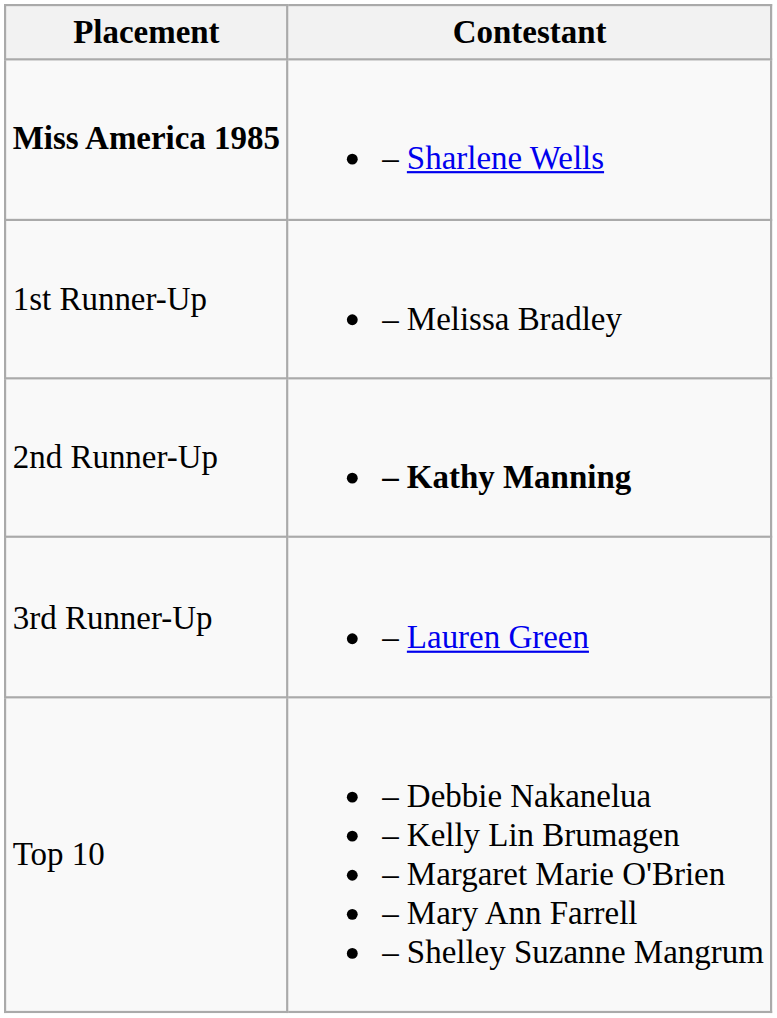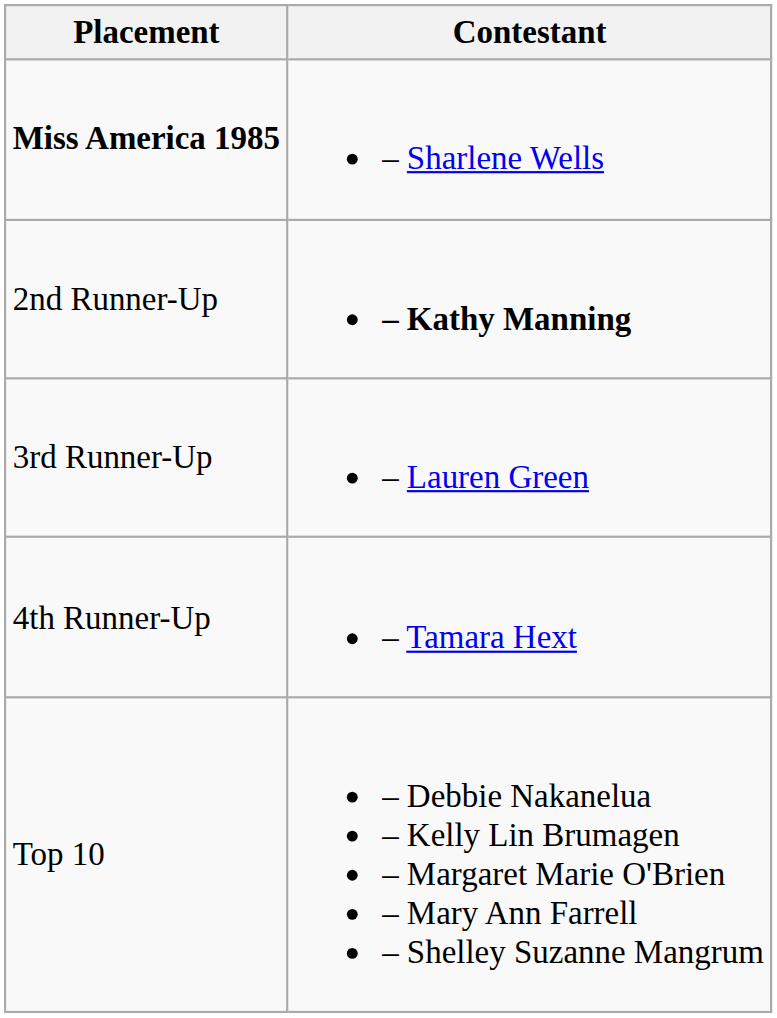- row: (110, 298)
+ row: (112, 616)
